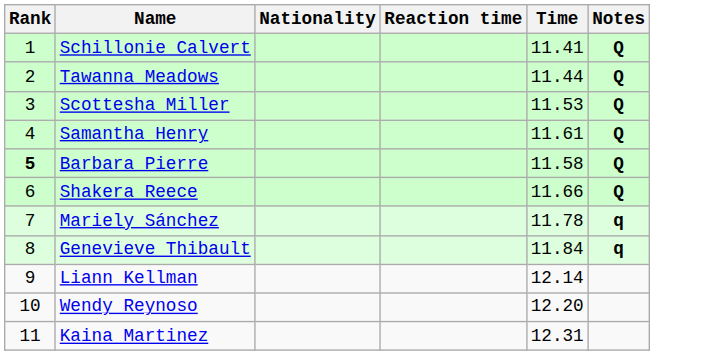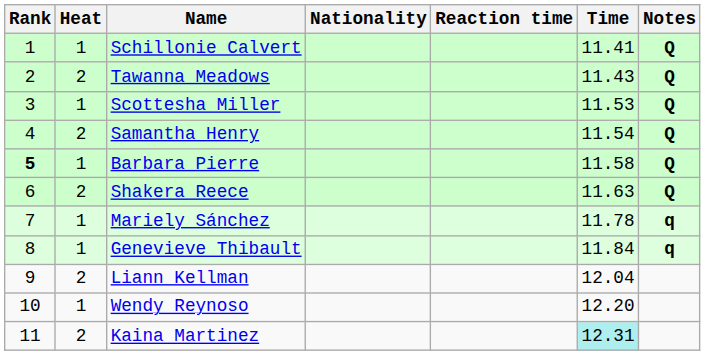+ column: (81, 19)
(557, 77) 11.44 -> (608, 77) 11.43
(557, 134) 11.61 -> (608, 134) 11.54
(557, 192) 11.66 -> (608, 192) 11.63
(557, 278) 12.14 -> (608, 278) 12.04
(557, 336) no background -> (608, 336) paleturquoise background
